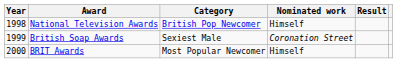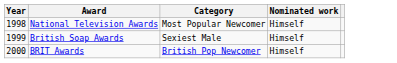- column: (372, 11)
(211, 24) British Pop Newcomer -> (214, 24) Most Popular Newcomer
(311, 38) Coronation Street -> (287, 38) Himself
(214, 51) Most Popular Newcomer -> (211, 51) British Pop Newcomer
